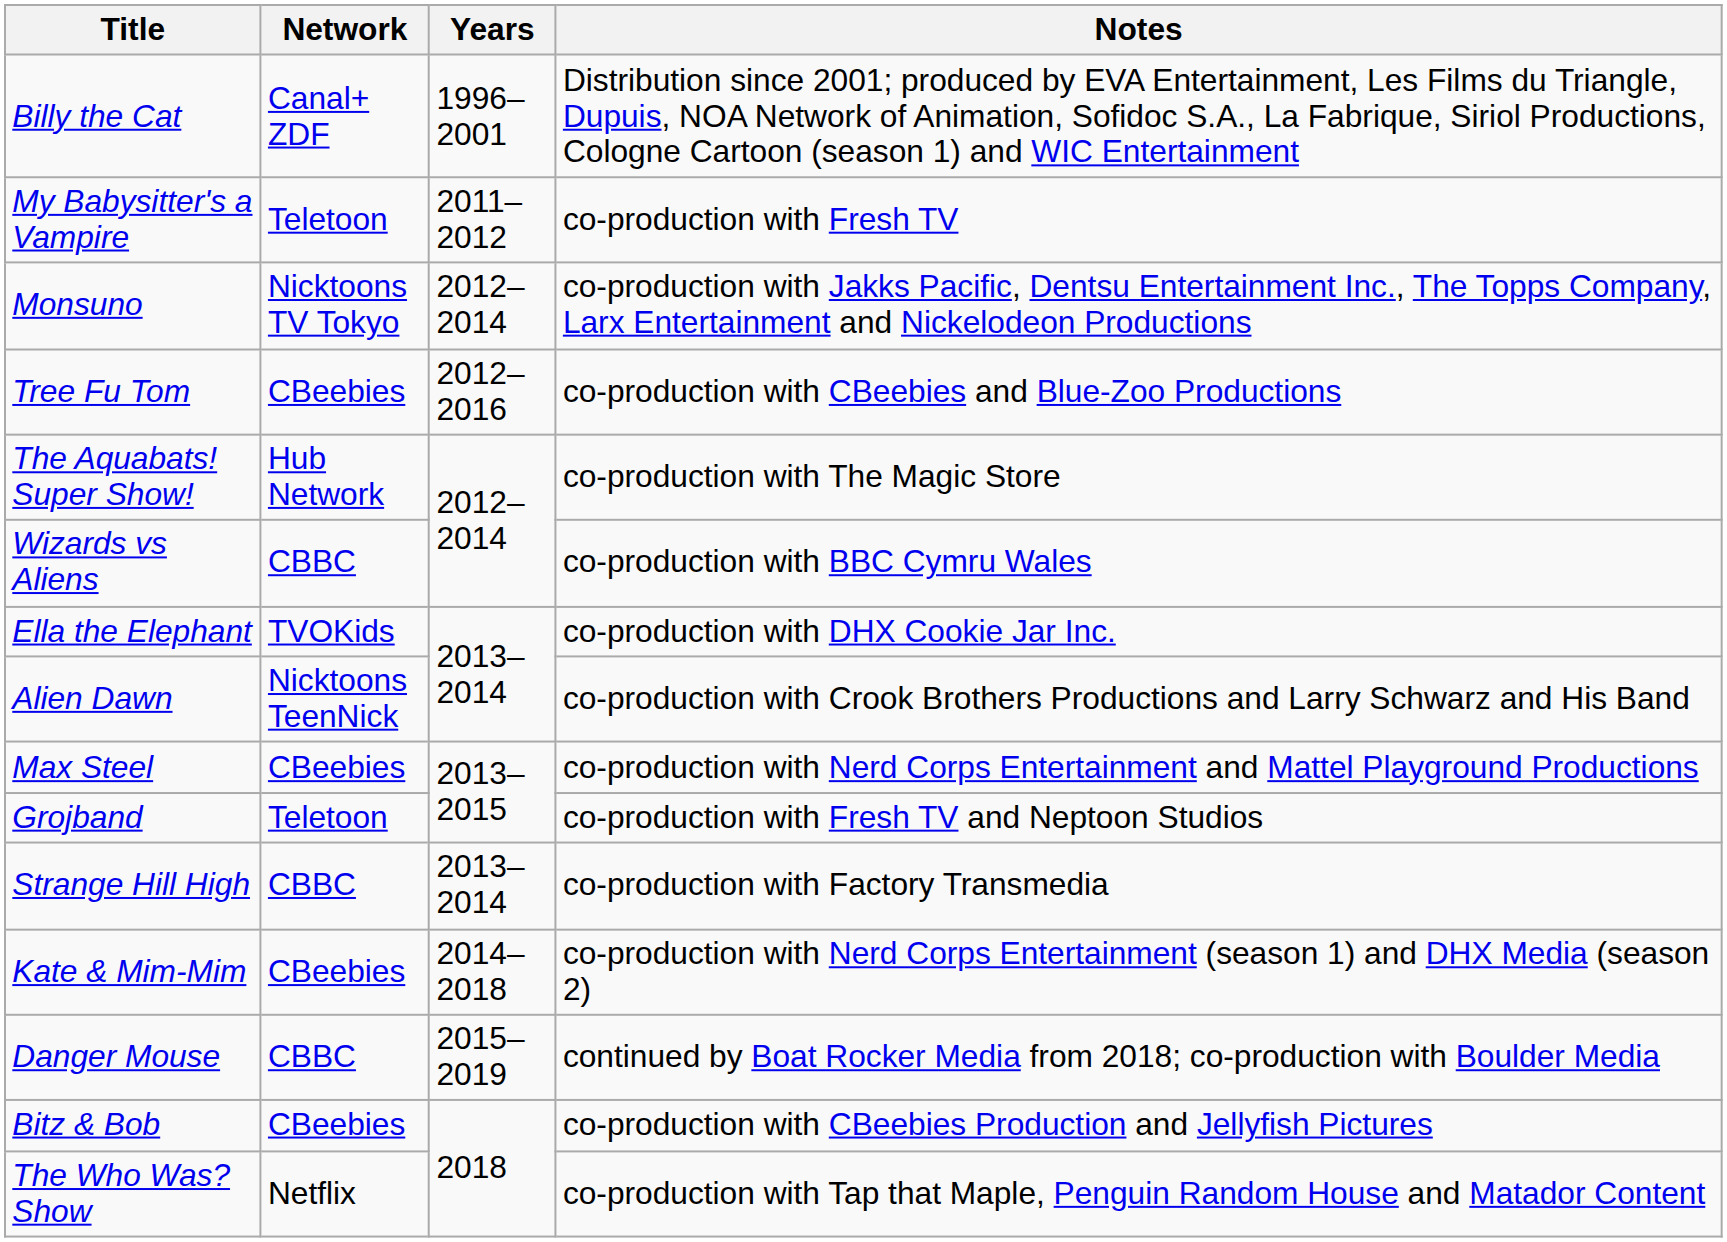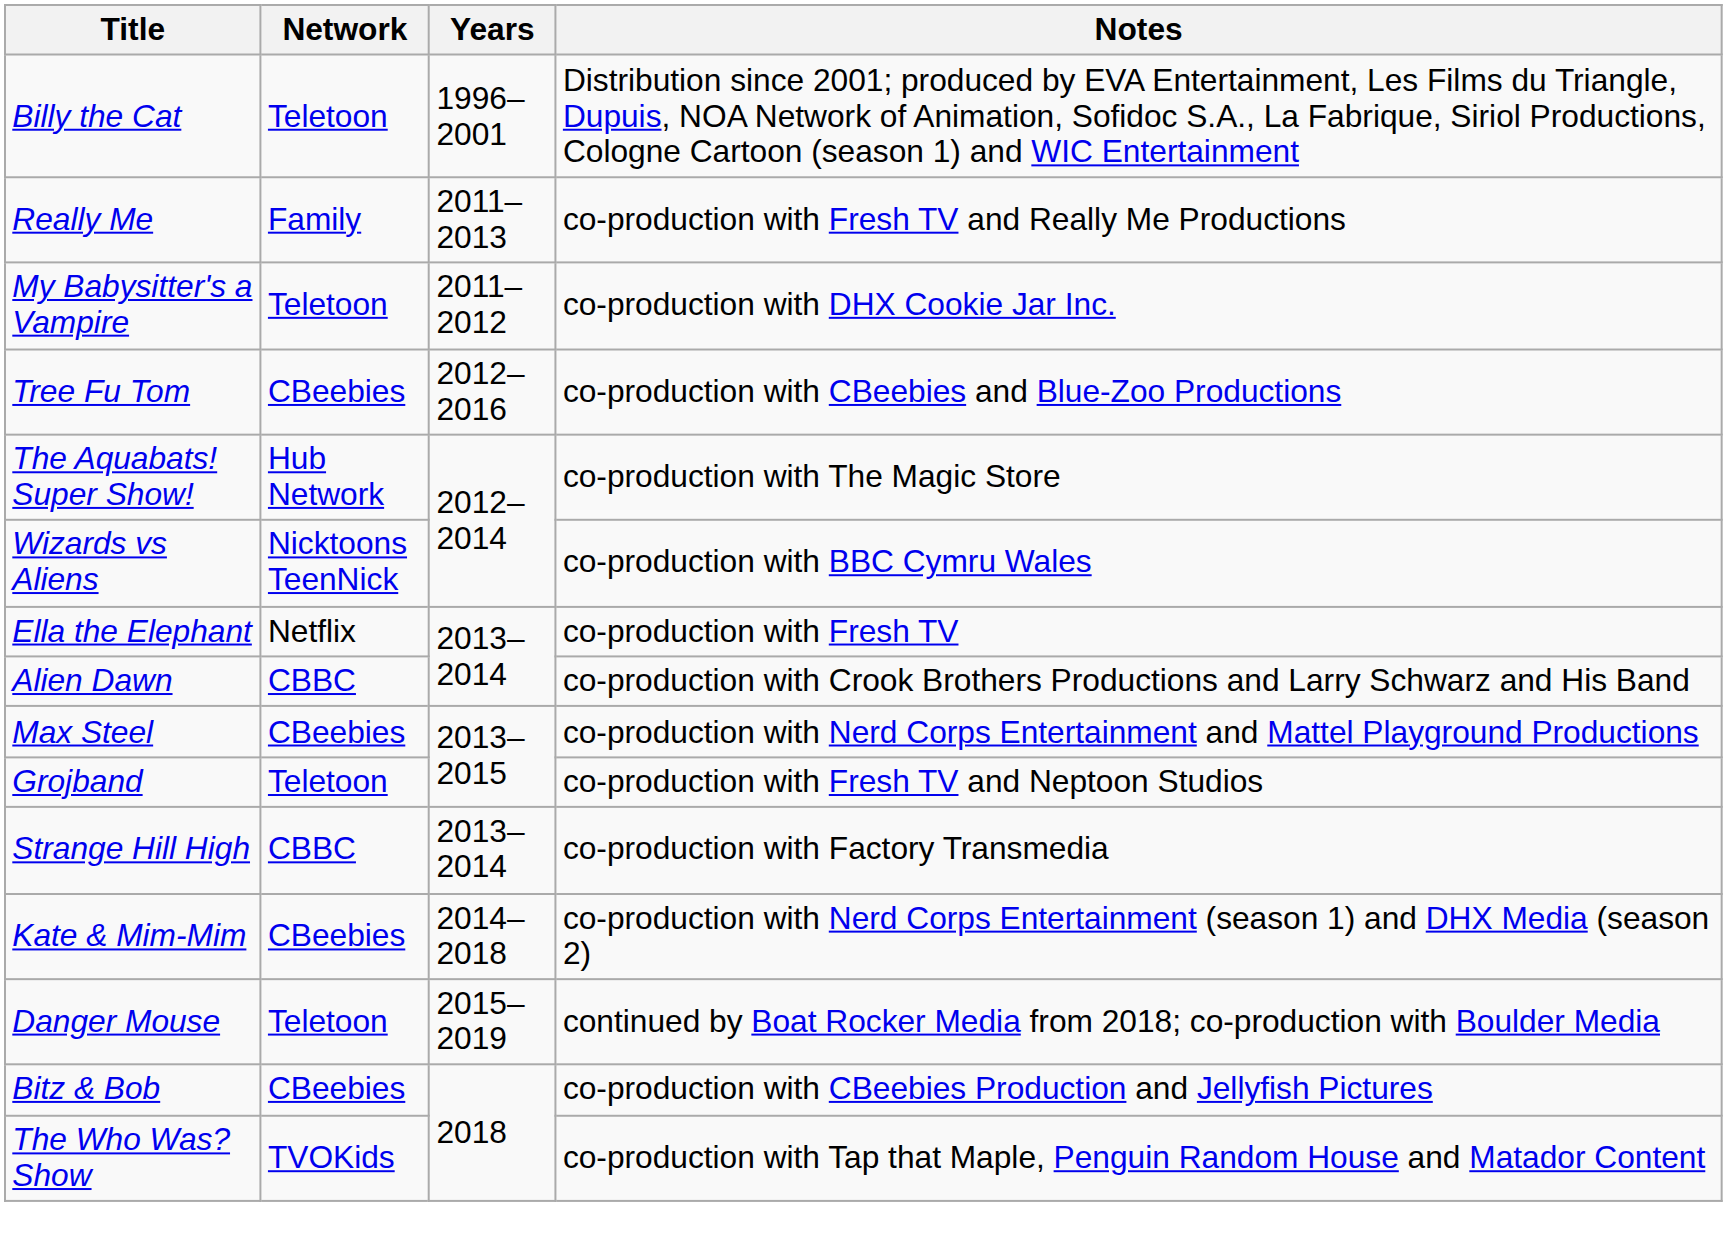(319, 115) Canal+ ZDF -> (328, 115) Teletoon
+ row: (83, 219)
(761, 219) co-production with Fresh TV -> (839, 305) co-production with DHX Cookie Jar Inc.
- row: (77, 305)
(312, 562) CBBC -> (337, 562) Nicktoons TeenNick
(331, 630) TVOKids -> (312, 630) Netflix
(839, 630) co-production with DHX Cookie Jar Inc. -> (761, 630) co-production with Fresh TV
(337, 698) Nicktoons TeenNick -> (312, 681) CBBC
(312, 1056) CBBC -> (328, 1021) Teletoon
(312, 1193) Netflix -> (331, 1157) TVOKids
